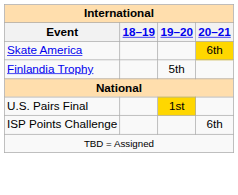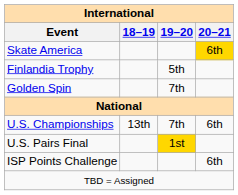+ row: (39, 87)
+ row: (60, 124)
